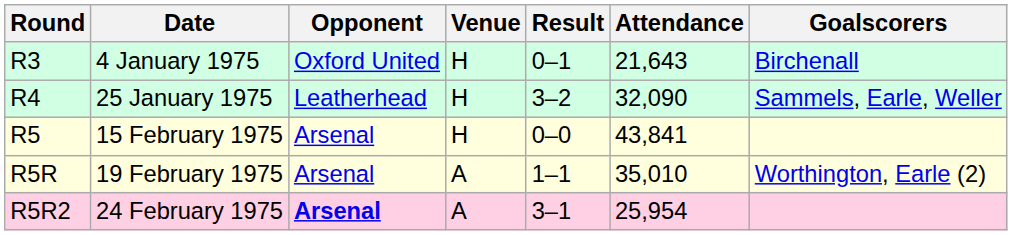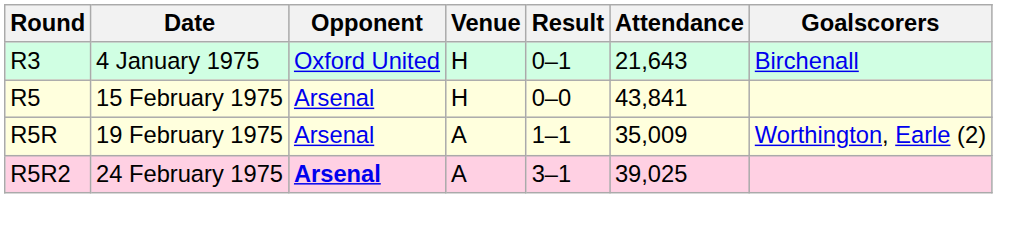- row: (184, 98)
(651, 173) 35,010 -> (651, 135) 35,009
(651, 211) 25,954 -> (651, 173) 39,025
